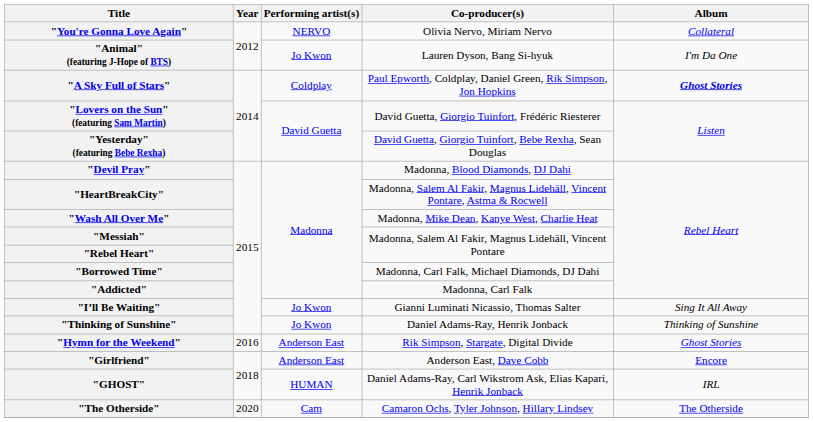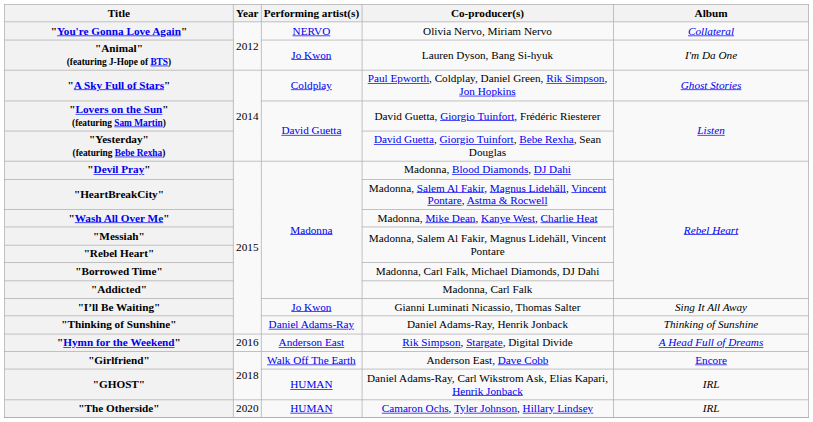(711, 85) bold -> (711, 85) normal
(311, 325) Jo Kwon -> (311, 325) Daniel Adams-Ray
(711, 342) Ghost Stories -> (711, 342) A Head Full of Dreams
(311, 360) Anderson East -> (311, 360) Walk Off The Earth
(311, 408) Cam -> (311, 408) HUMAN
(711, 408) The Otherside -> (711, 408) IRL
